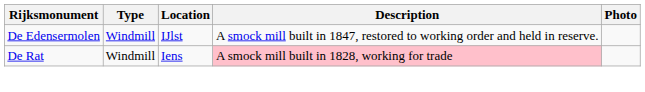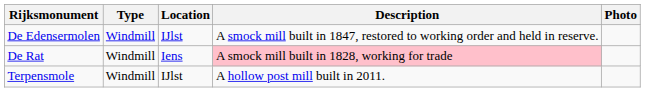+ row: (41, 76)
